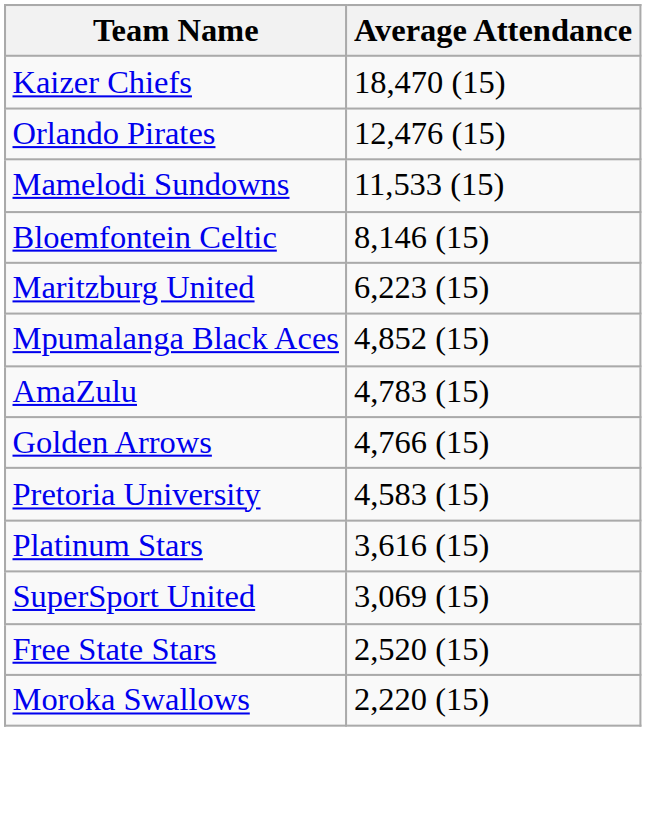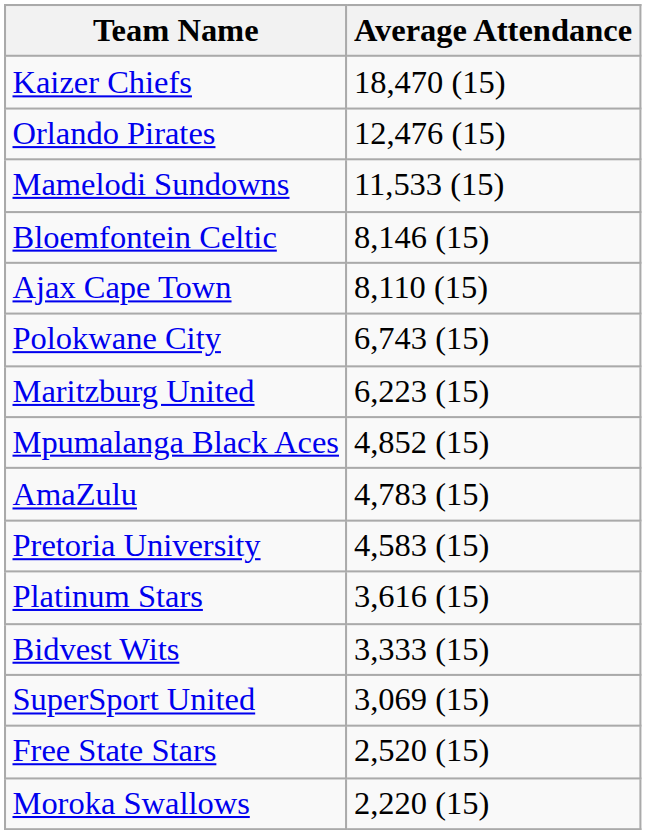+ row: (122, 287)
+ row: (117, 339)
- row: (112, 442)
+ row: (96, 648)
